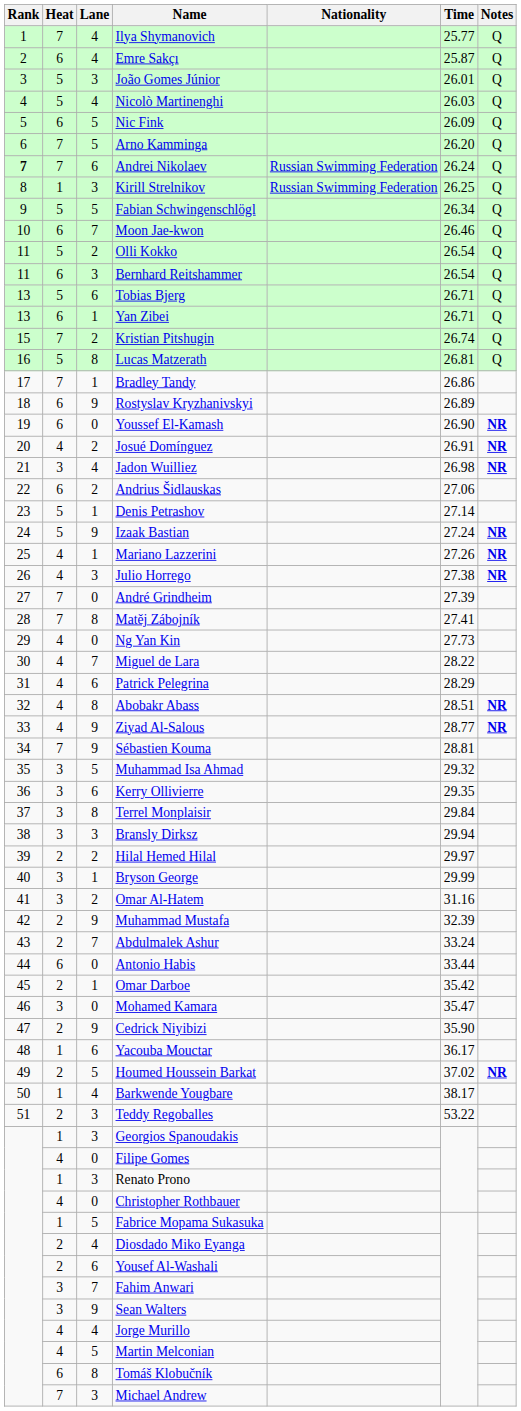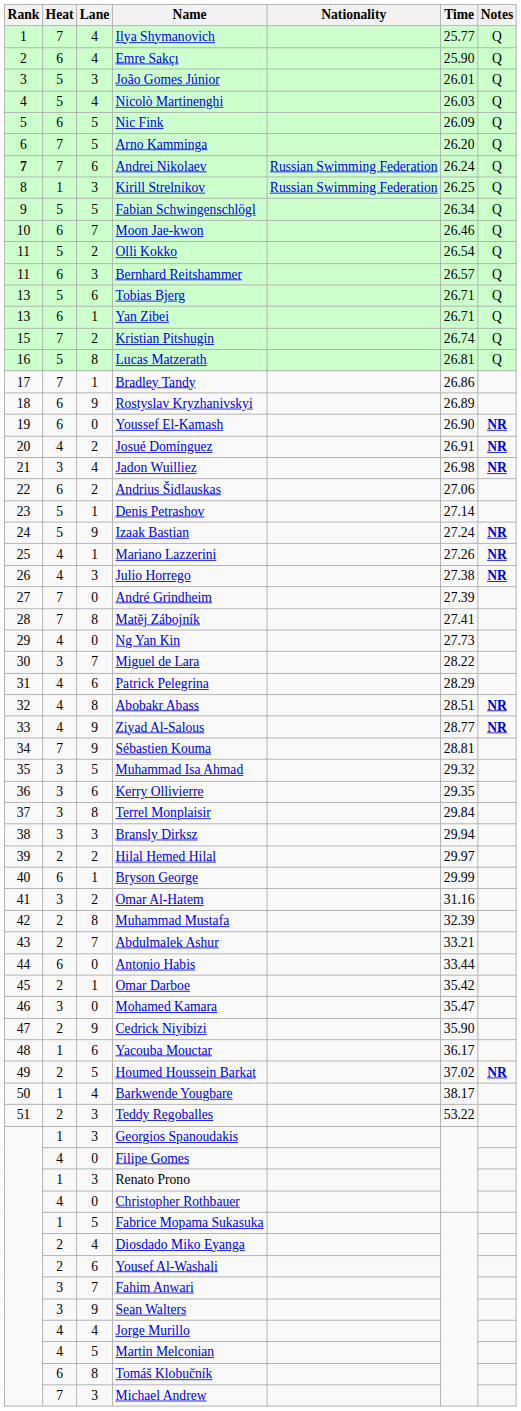(459, 58) 25.87 -> (459, 58) 25.90
(459, 274) 26.54 -> (459, 274) 26.57
(60, 662) 4 -> (60, 662) 3
(60, 878) 3 -> (60, 878) 6
(95, 921) 9 -> (95, 921) 8
(459, 942) 33.24 -> (459, 942) 33.21
